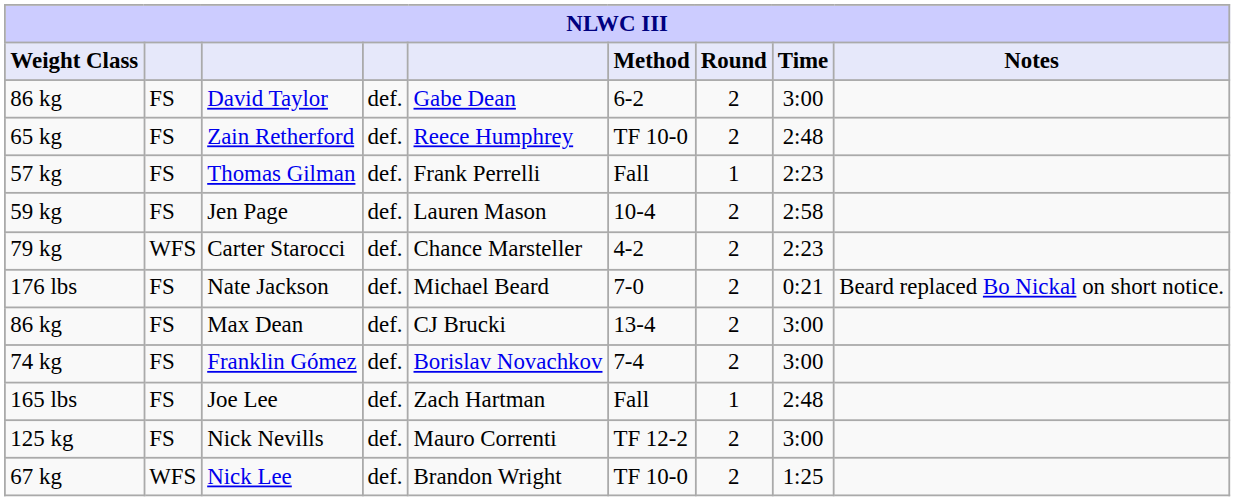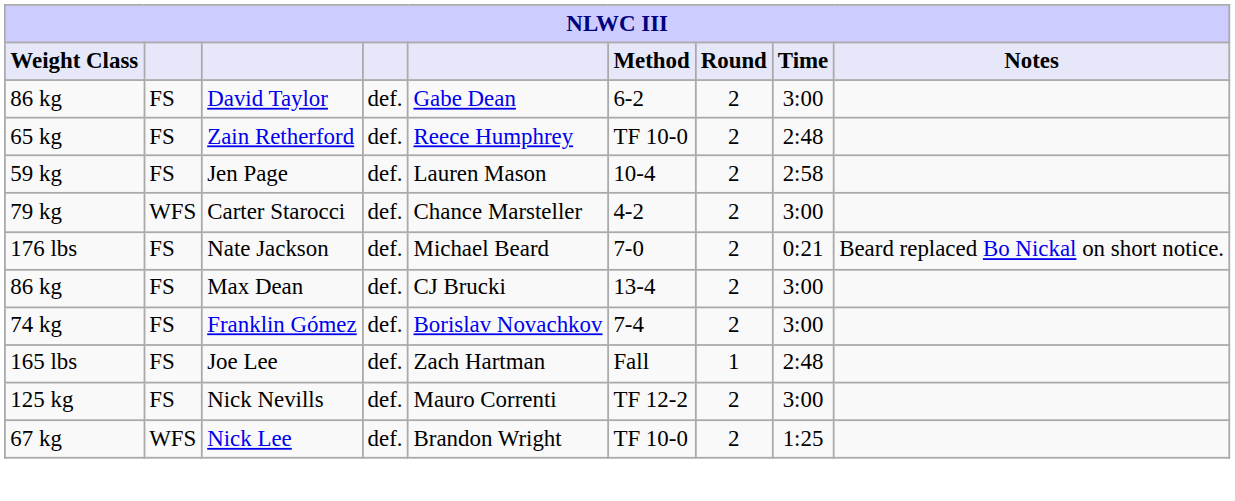- row: (281, 174)
(803, 249) 2:23 -> (803, 211) 3:00
